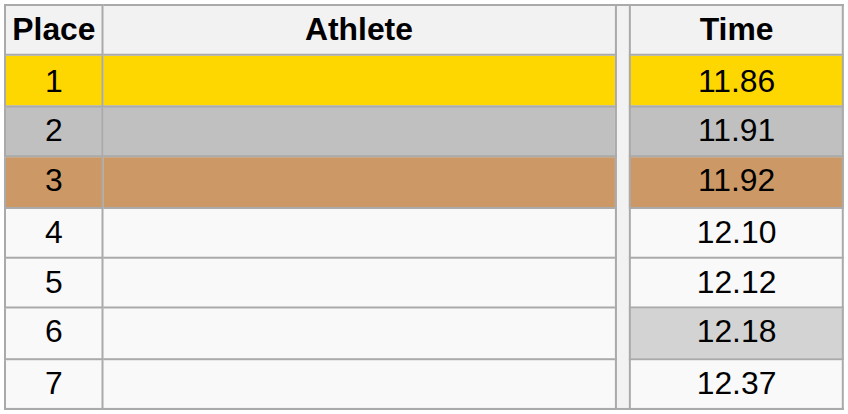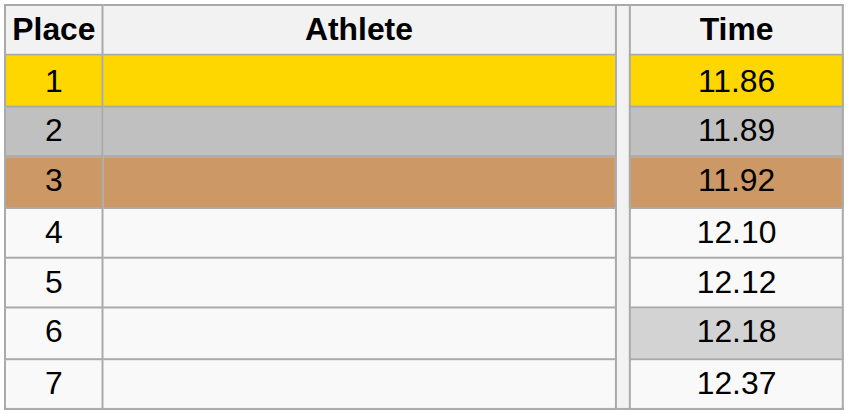(737, 130) 11.91 -> (737, 130) 11.89
